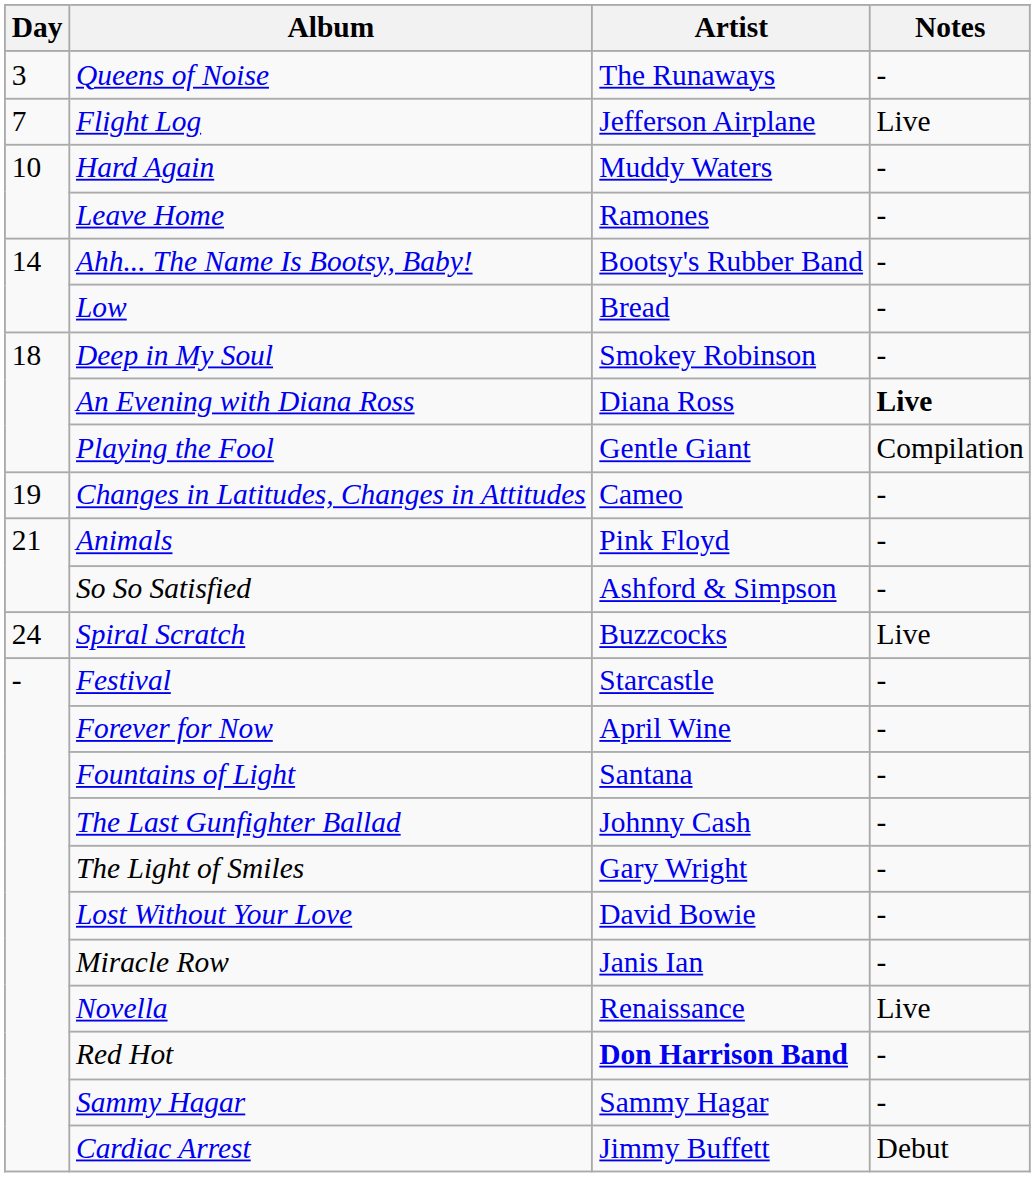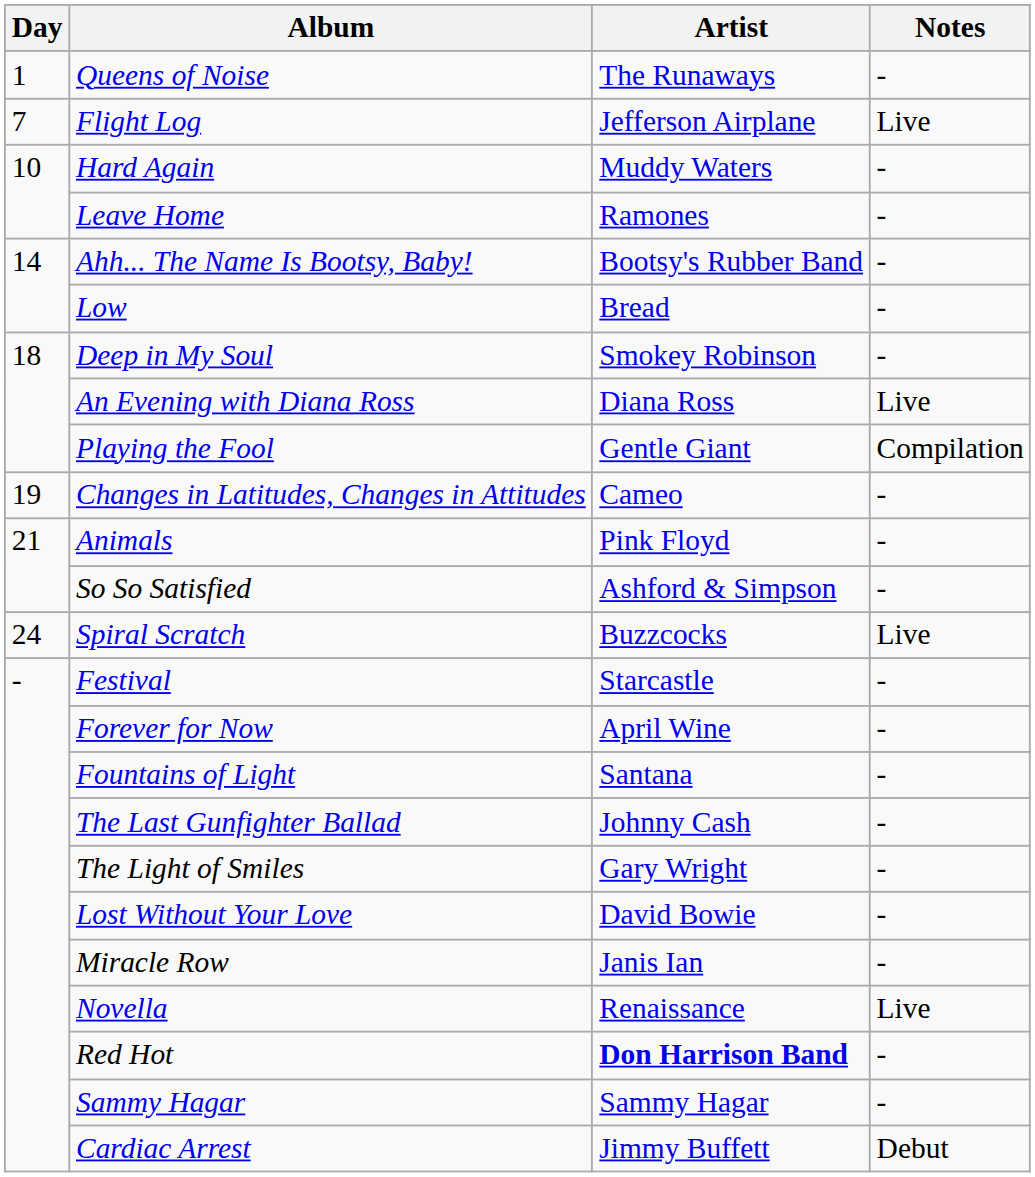(19, 74) 3 -> (19, 74) 1
(904, 401) bold -> (904, 401) normal
